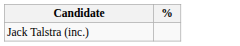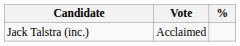+ column: (181, 13)
